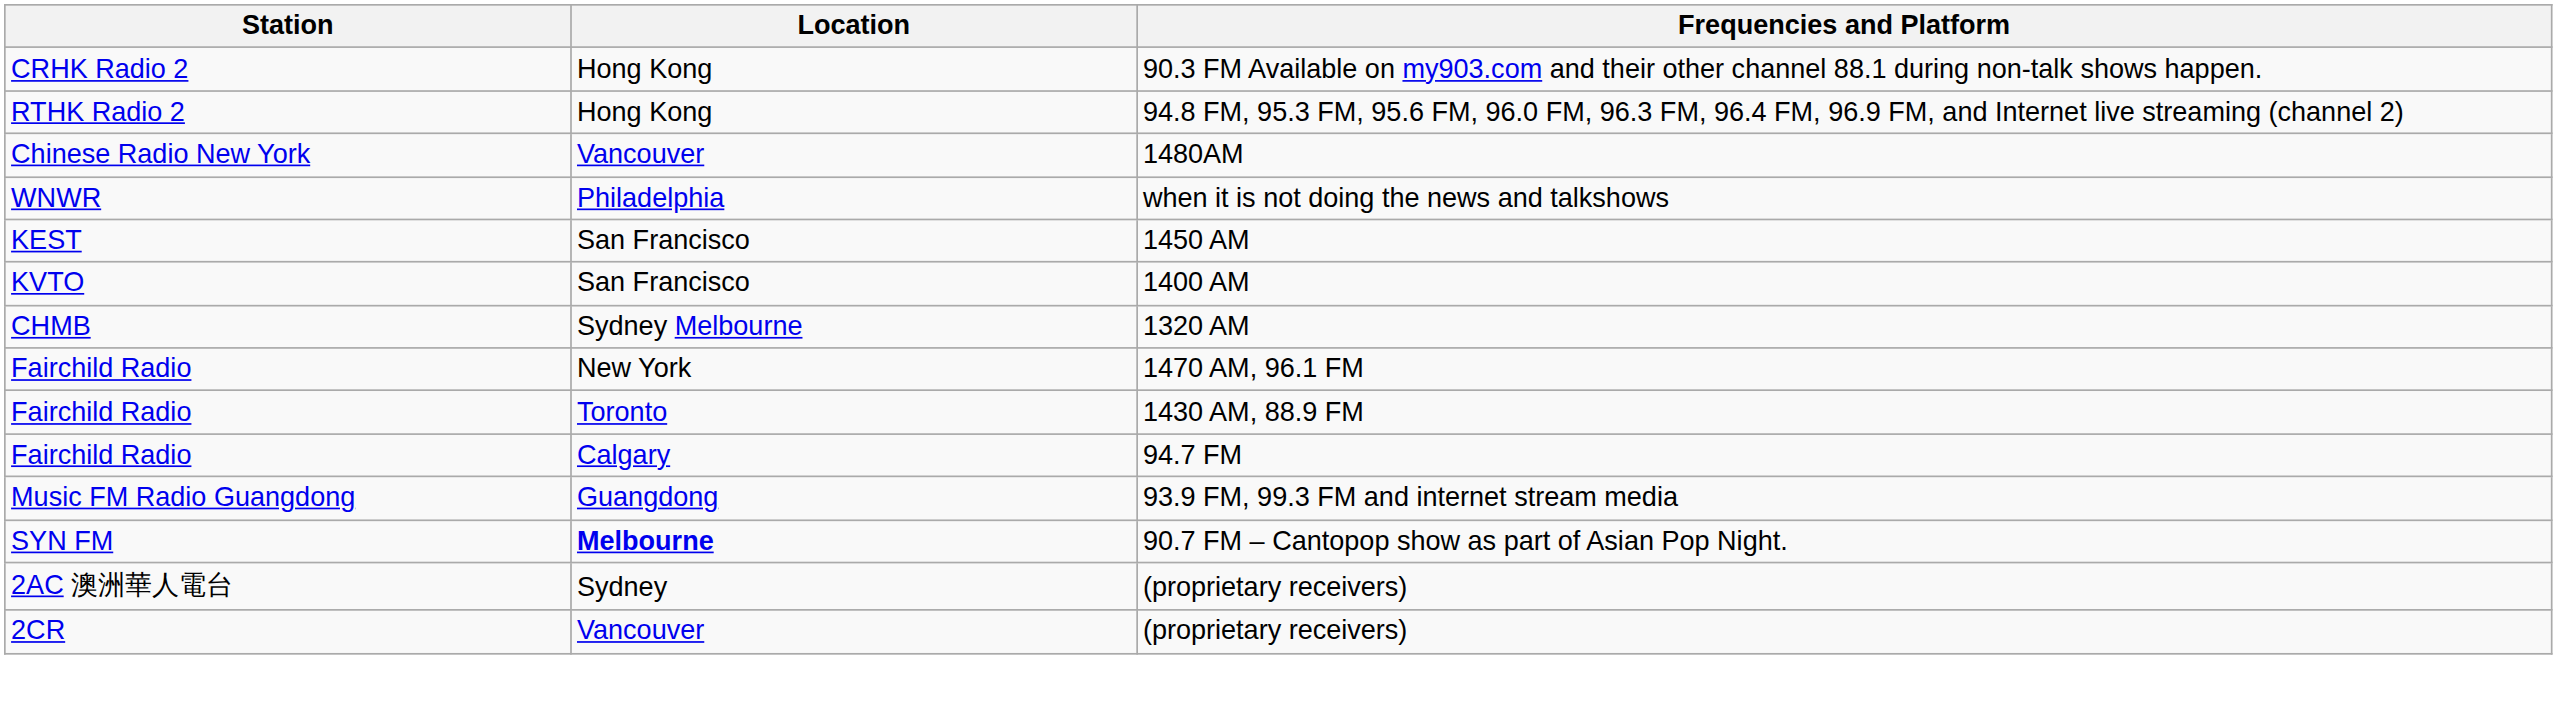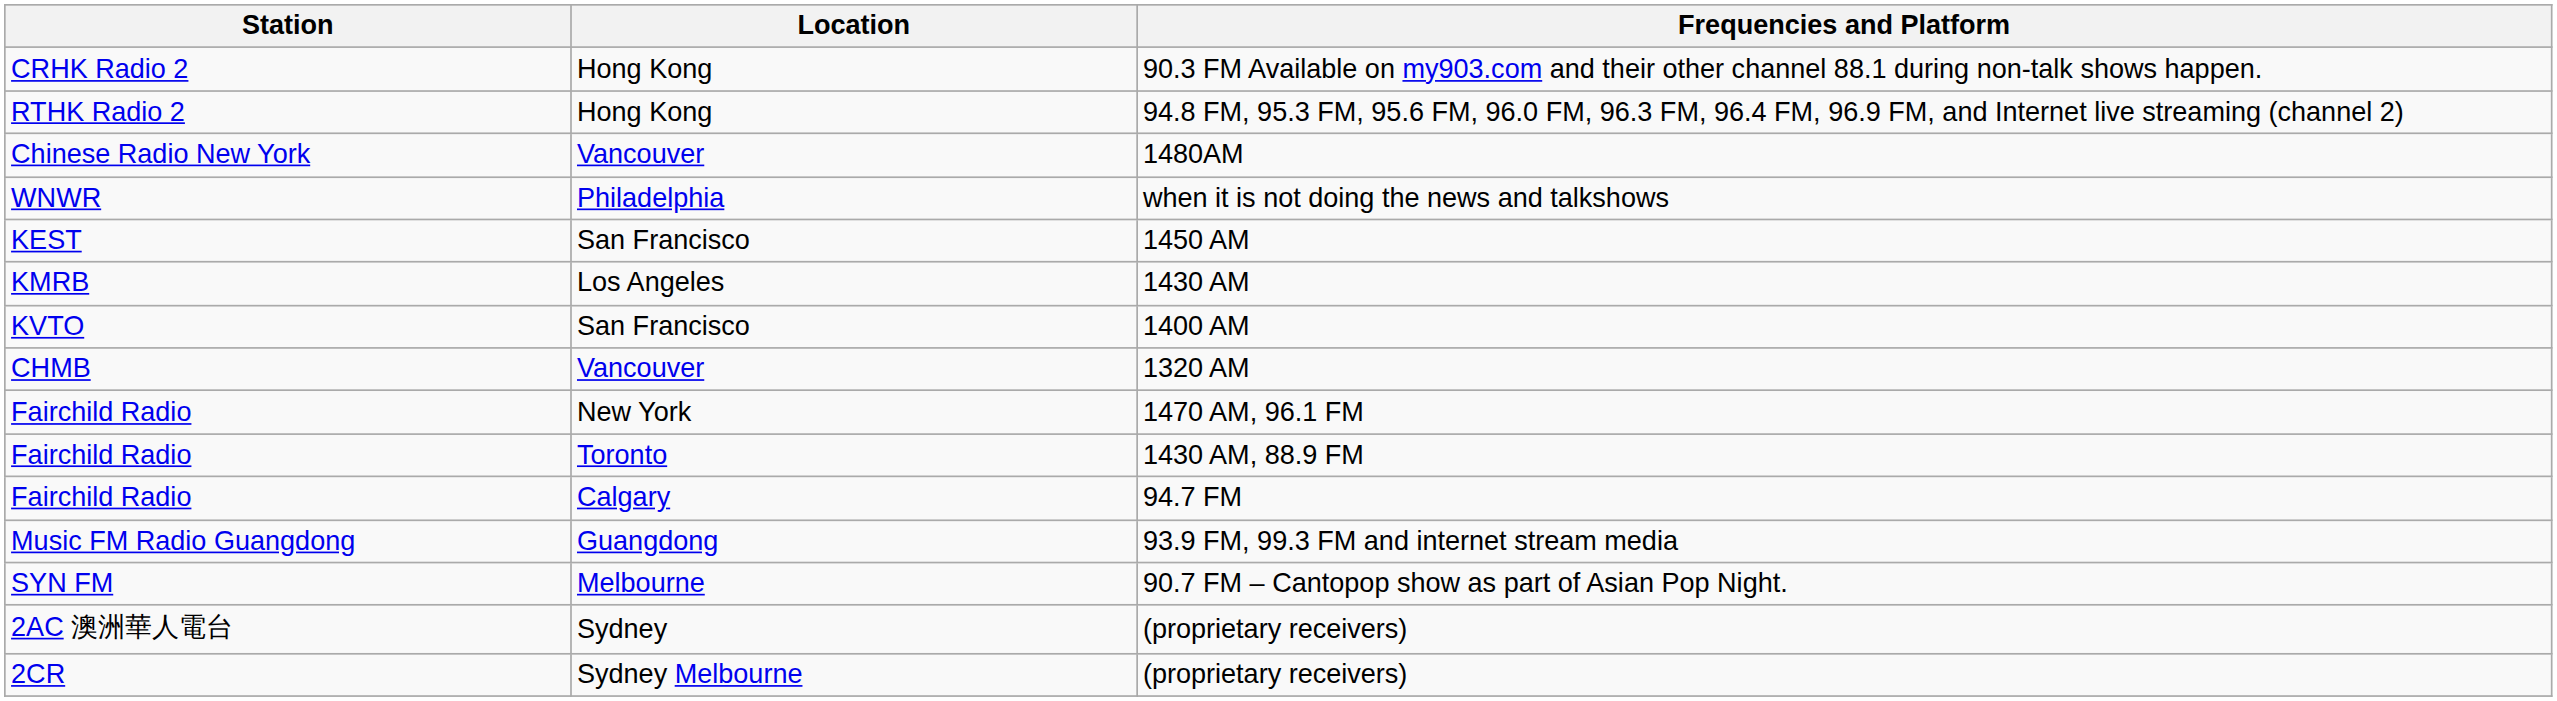+ row: (50, 283)
(690, 326) Sydney Melbourne -> (641, 369) Vancouver
(645, 540) bold -> (641, 583) normal
(641, 631) Vancouver -> (690, 674) Sydney Melbourne
